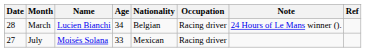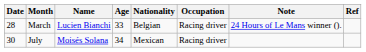(119, 25) 34 -> (119, 25) 33
(11, 39) 27 -> (11, 39) 30
(119, 39) 33 -> (119, 39) 34
